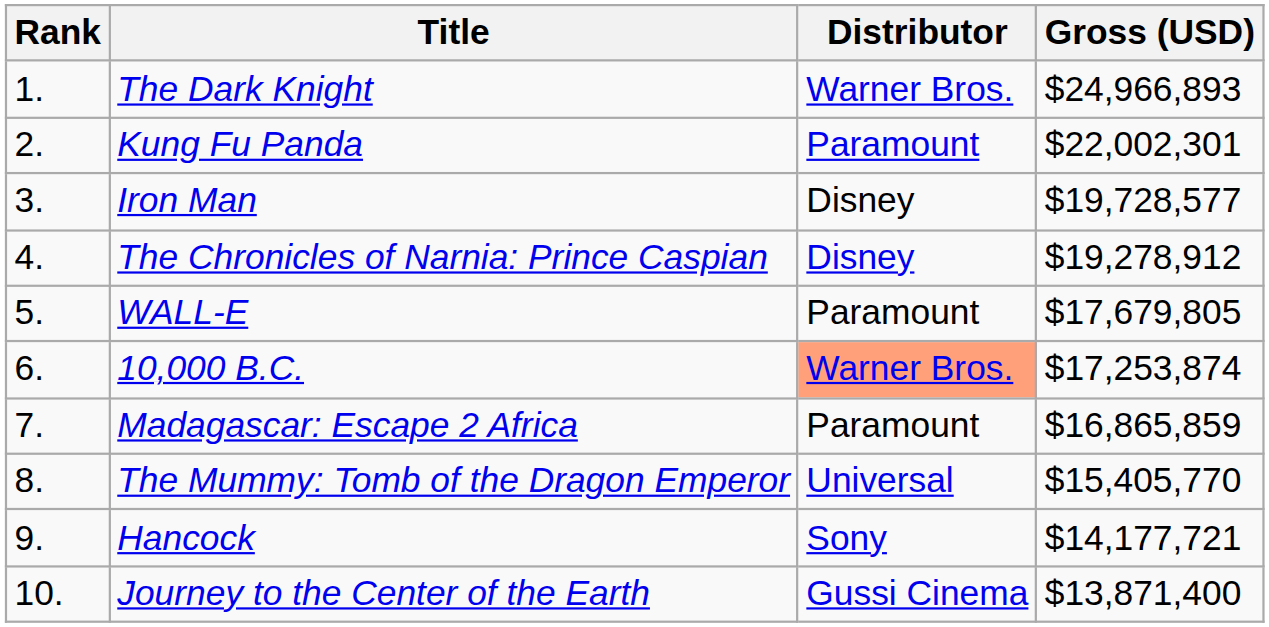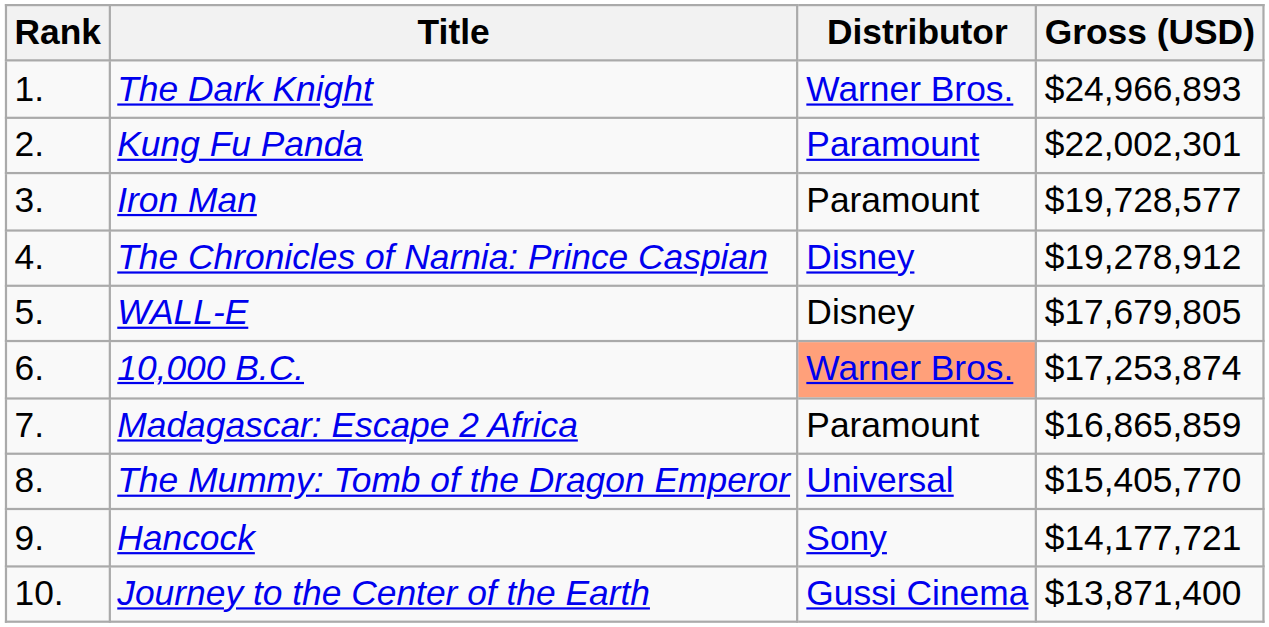(860, 200) Disney -> (893, 200) Paramount
(893, 312) Paramount -> (860, 312) Disney
